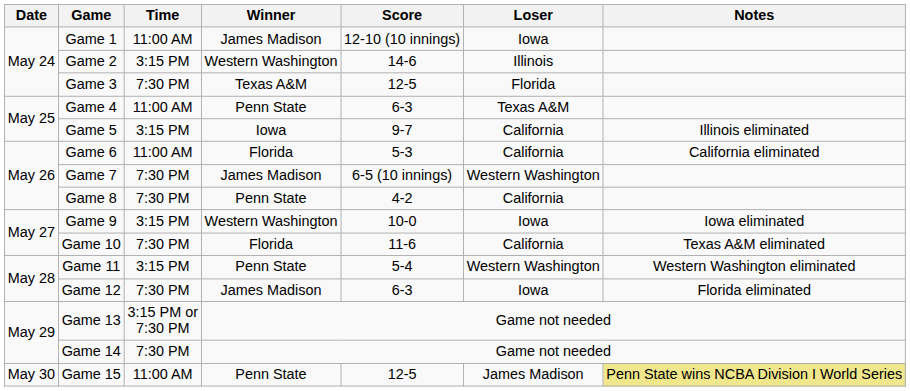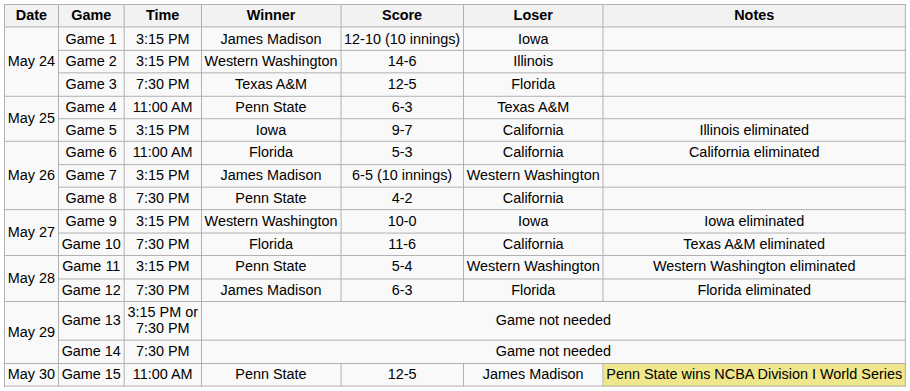(163, 38) 11:00 AM -> (163, 38) 3:15 PM
(163, 175) 7:30 PM -> (163, 175) 3:15 PM
(533, 289) Iowa -> (533, 289) Florida
